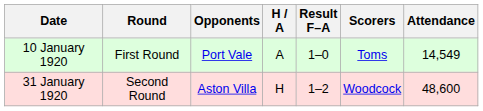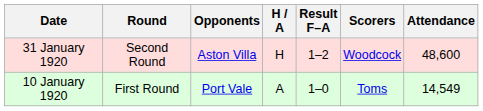rows swapped: (54, 55) <-> (54, 89)
